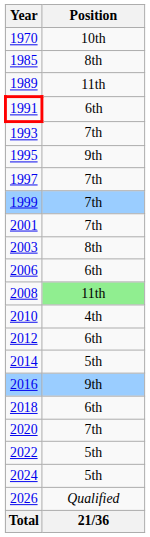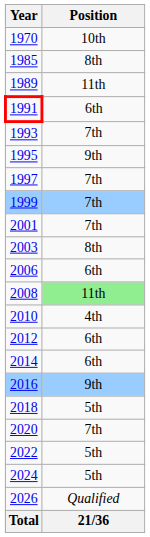(93, 362) 5th -> (93, 362) 6th
(93, 407) 6th -> (93, 407) 5th
